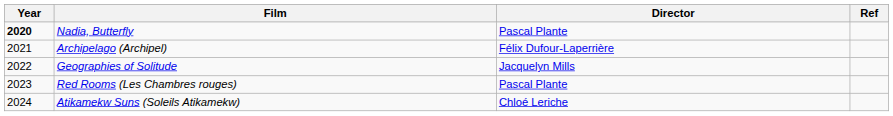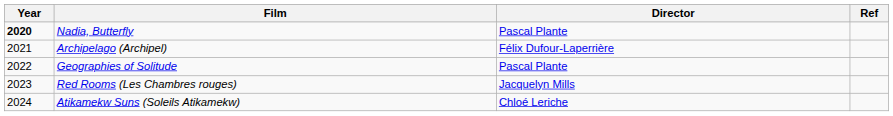(537, 66) Jacquelyn Mills -> (533, 66) Pascal Plante
(533, 84) Pascal Plante -> (537, 84) Jacquelyn Mills
